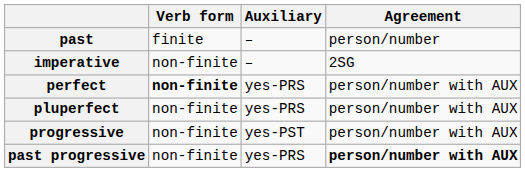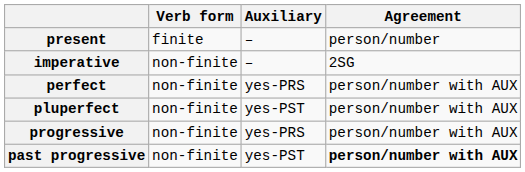+ row: (77, 40)
- row: (77, 40)
(195, 86) bold -> (195, 86) normal
(275, 109) yes-PRS -> (275, 109) yes-PST
(275, 133) yes-PST -> (275, 133) yes-PRS
(275, 156) yes-PRS -> (275, 156) yes-PST
